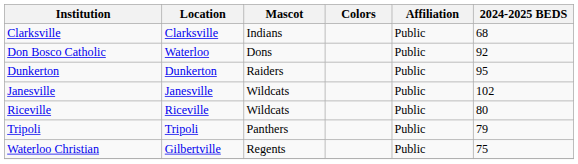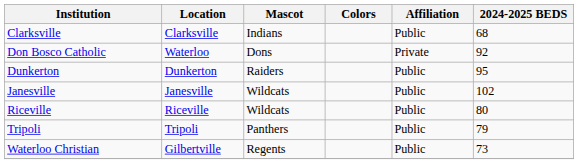(410, 52) Public -> (412, 52) Private
(482, 149) 75 -> (482, 149) 73
